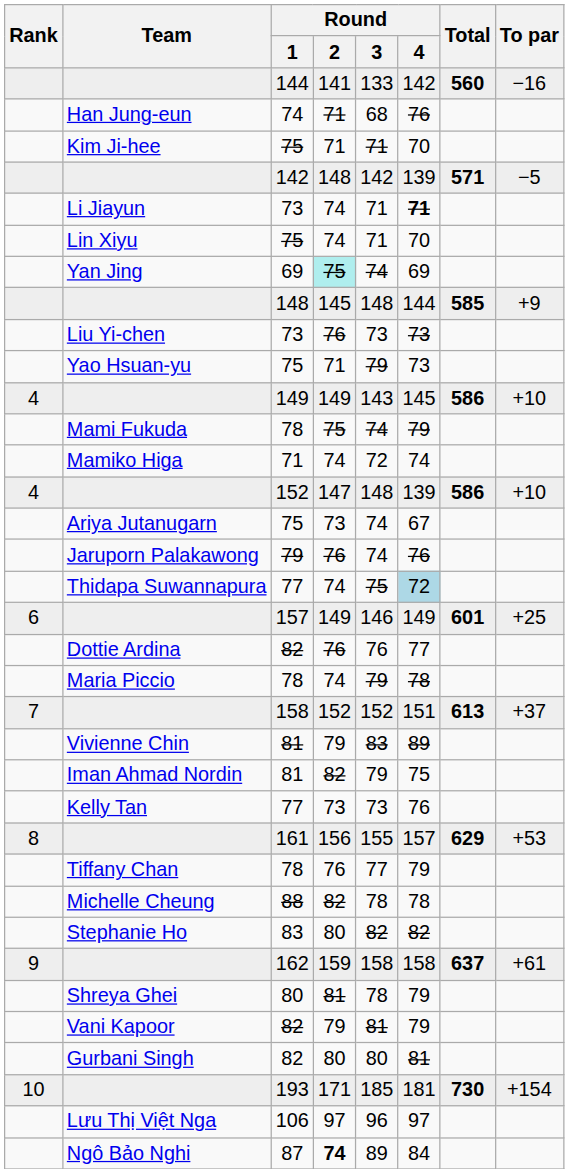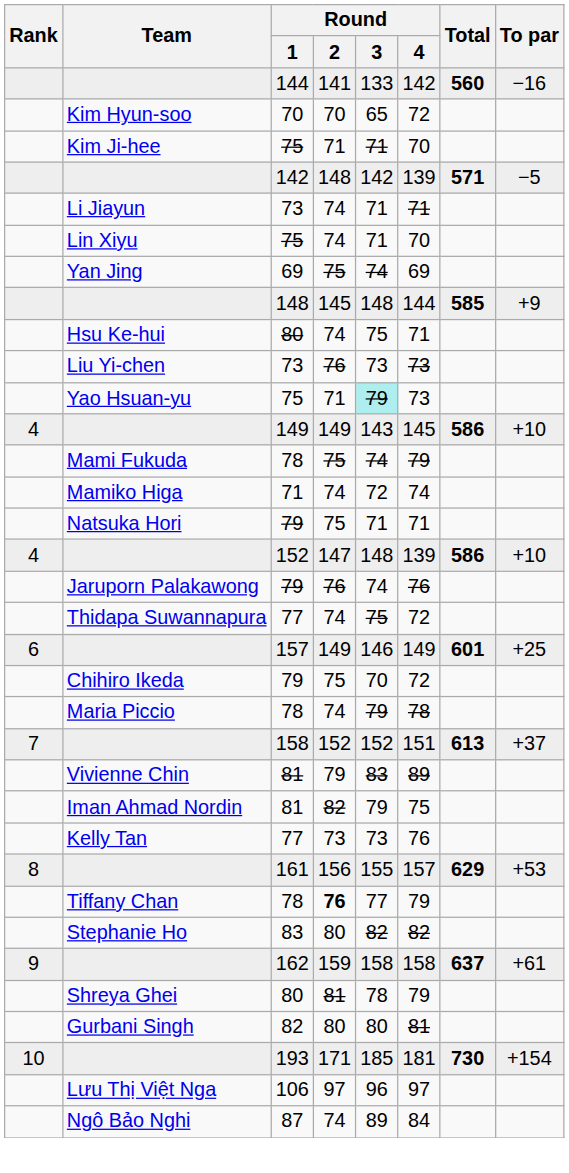- row: (129, 114)
+ row: (129, 114)
(419, 209) bold -> (419, 209) normal
(334, 271) paleturquoise background -> (334, 271) no background
+ row: (116, 334)
(377, 366) no background -> (377, 397) paleturquoise background
+ row: (124, 523)
- row: (142, 523)
(419, 586) lightblue background -> (419, 618) no background
- row: (124, 649)
+ row: (125, 680)
(334, 869) normal -> (334, 901) bold
- row: (141, 901)
- row: (121, 1027)
(334, 1152) bold -> (334, 1121) normal
